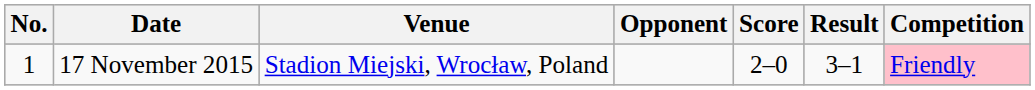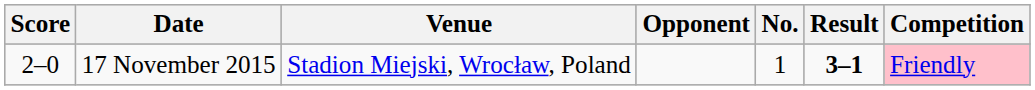columns swapped: (29, 24) <-> (769, 24)
(844, 64) normal -> (844, 64) bold
